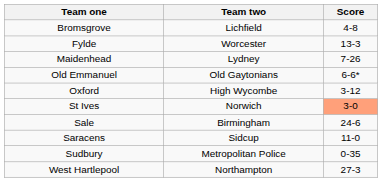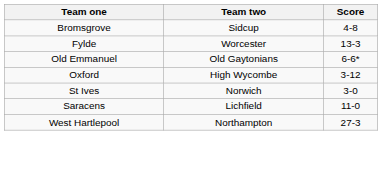(244, 28) Lichfield -> (244, 28) Sidcup
- row: (84, 59)
(351, 106) lightsalmon background -> (351, 91) no background
- row: (84, 122)
(244, 138) Sidcup -> (244, 106) Lichfield
- row: (84, 153)
